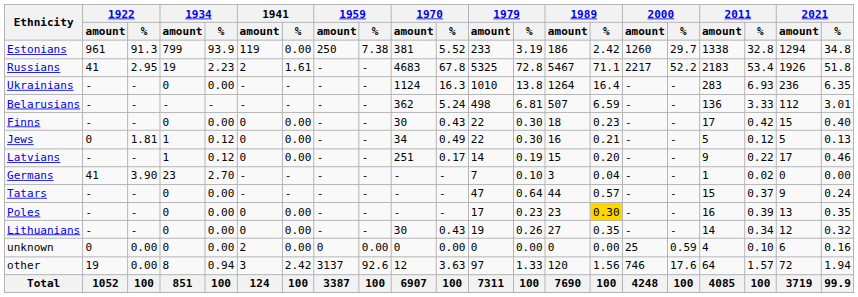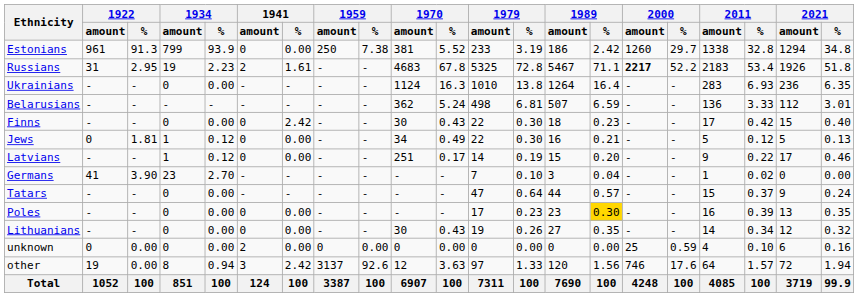(250, 49) 119 -> (243, 49) 0
(92, 67) 41 -> (92, 67) 31
(638, 67) normal -> (638, 67) bold
(298, 121) 0.00 -> (298, 121) 2.42
